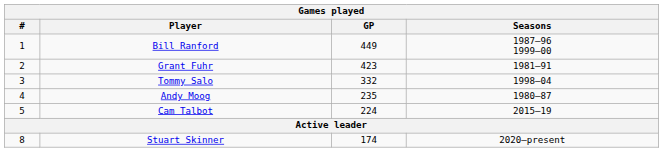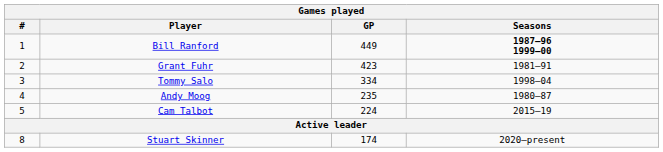(532, 47) normal -> (532, 47) bold
(369, 81) 332 -> (369, 81) 334
